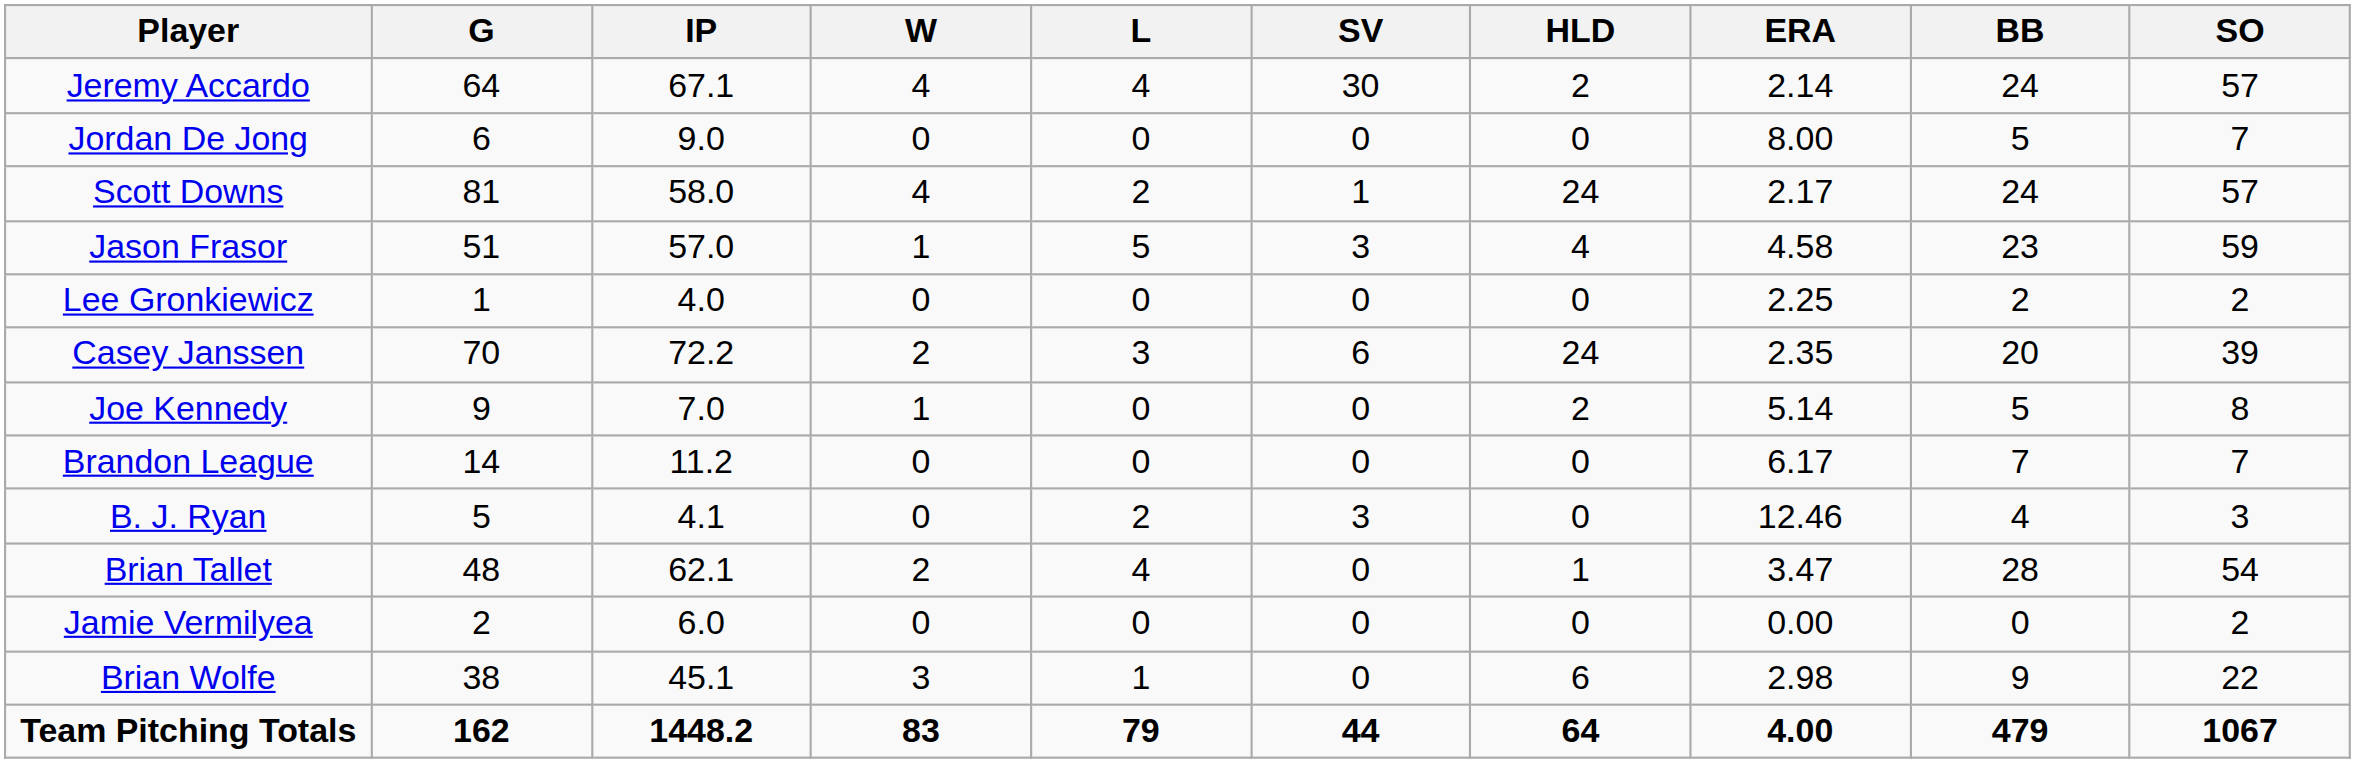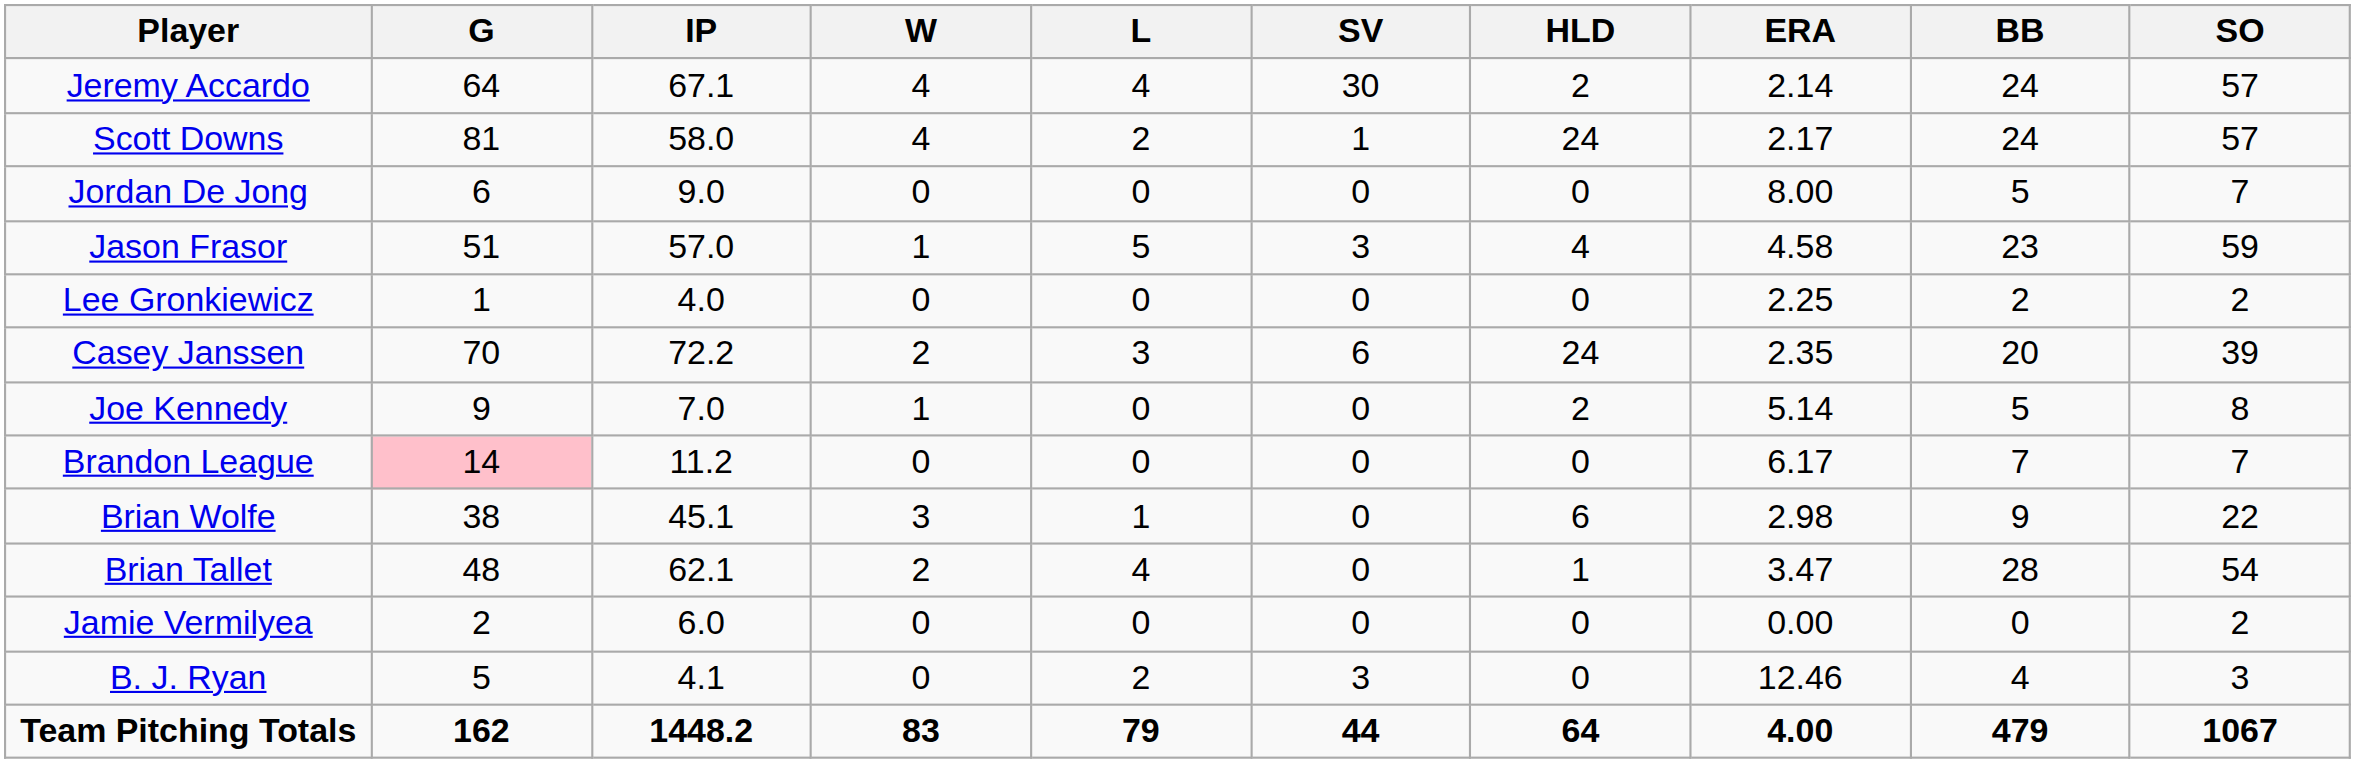rows swapped: (188, 138) <-> (188, 192)
(481, 461) no background -> (481, 461) pink background
rows swapped: (188, 515) <-> (188, 676)
